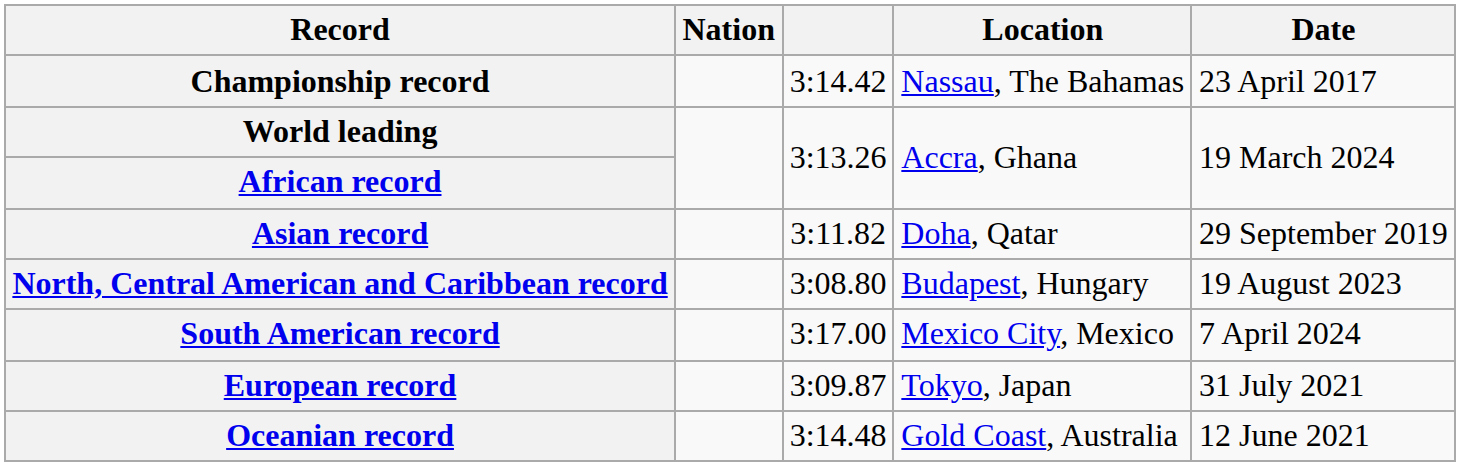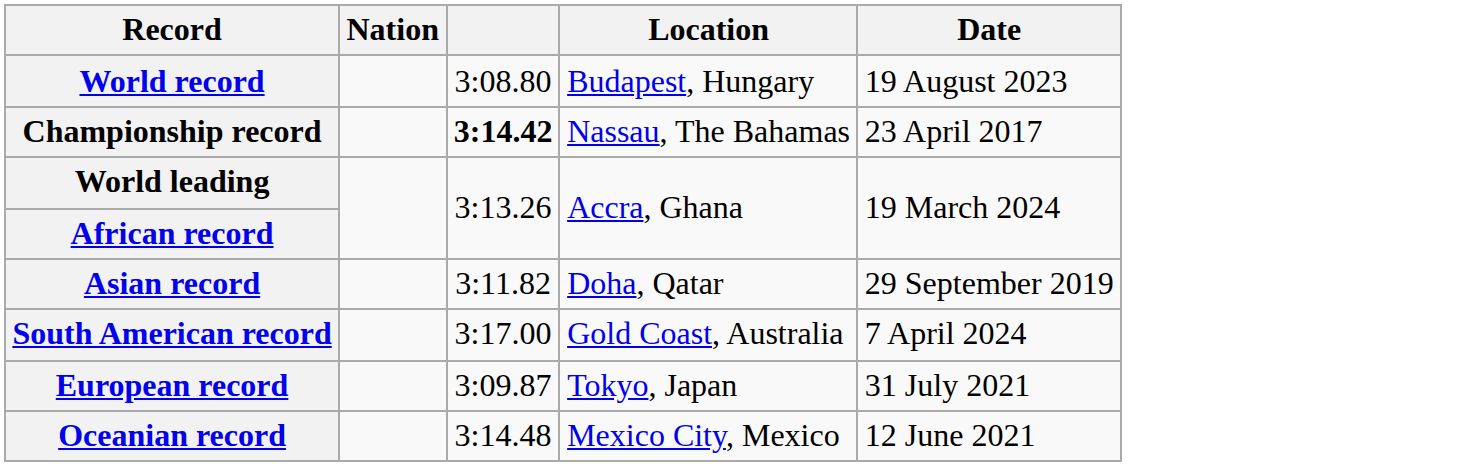+ row: (172, 80)
(838, 80) normal -> (503, 131) bold
- row: (340, 283)
(1038, 334) Mexico City, Mexico -> (705, 334) Gold Coast, Australia
(1040, 435) Gold Coast, Australia -> (703, 435) Mexico City, Mexico
